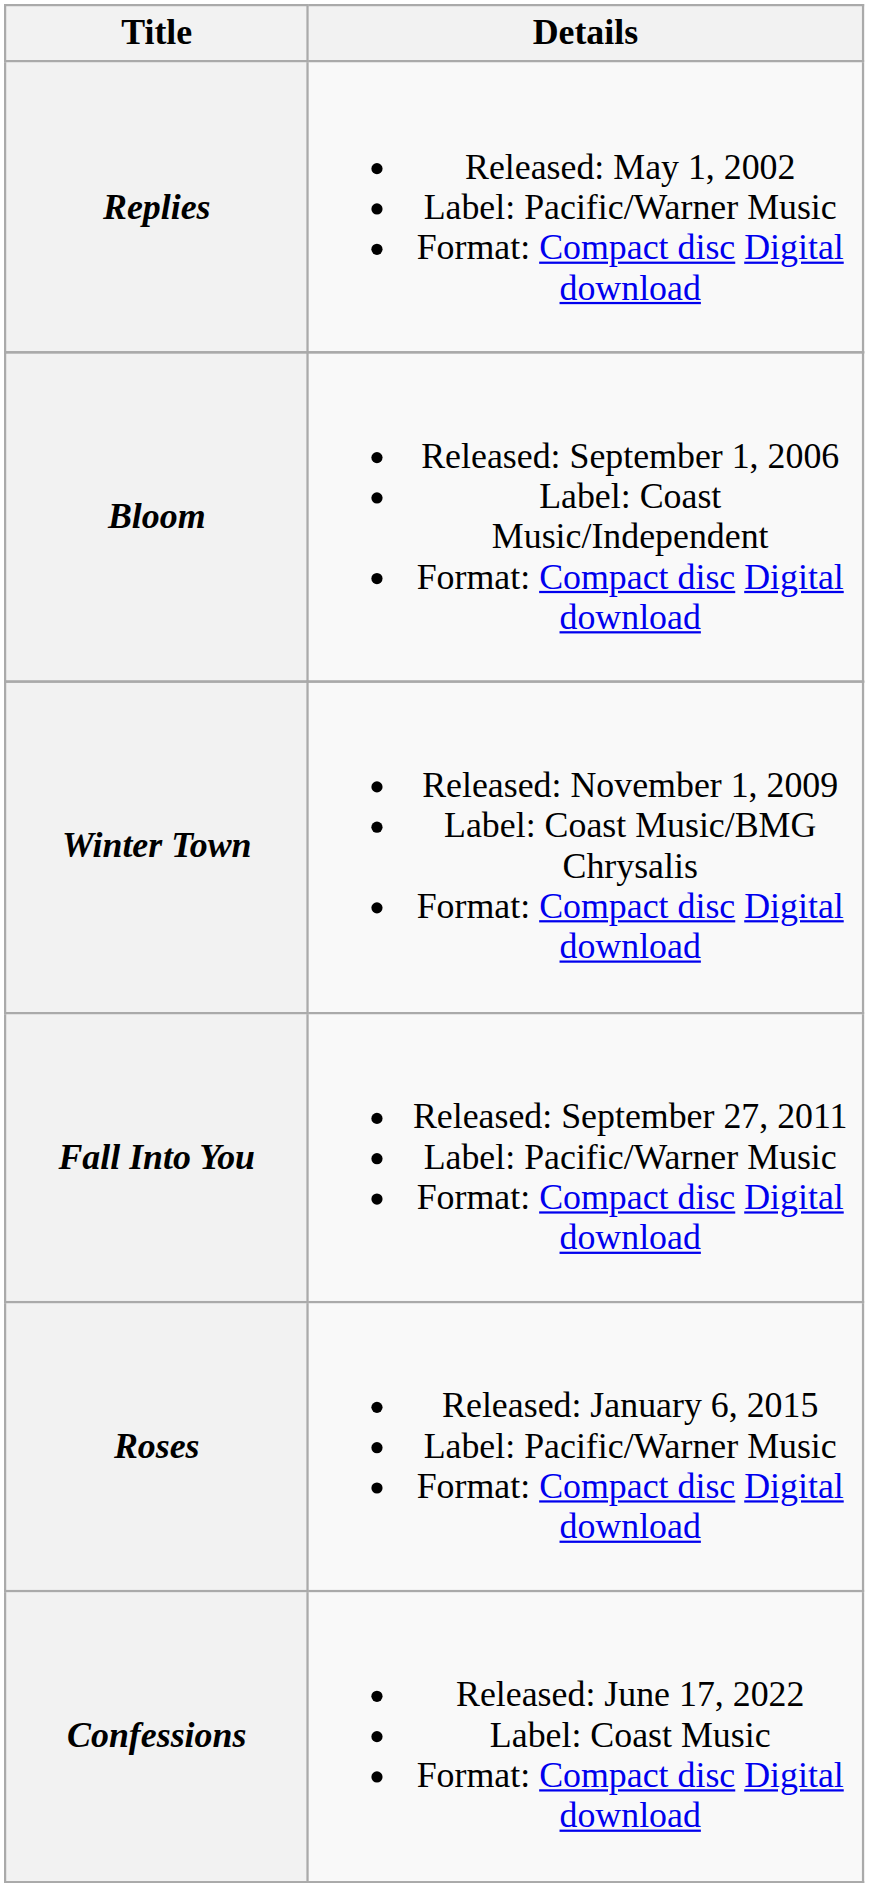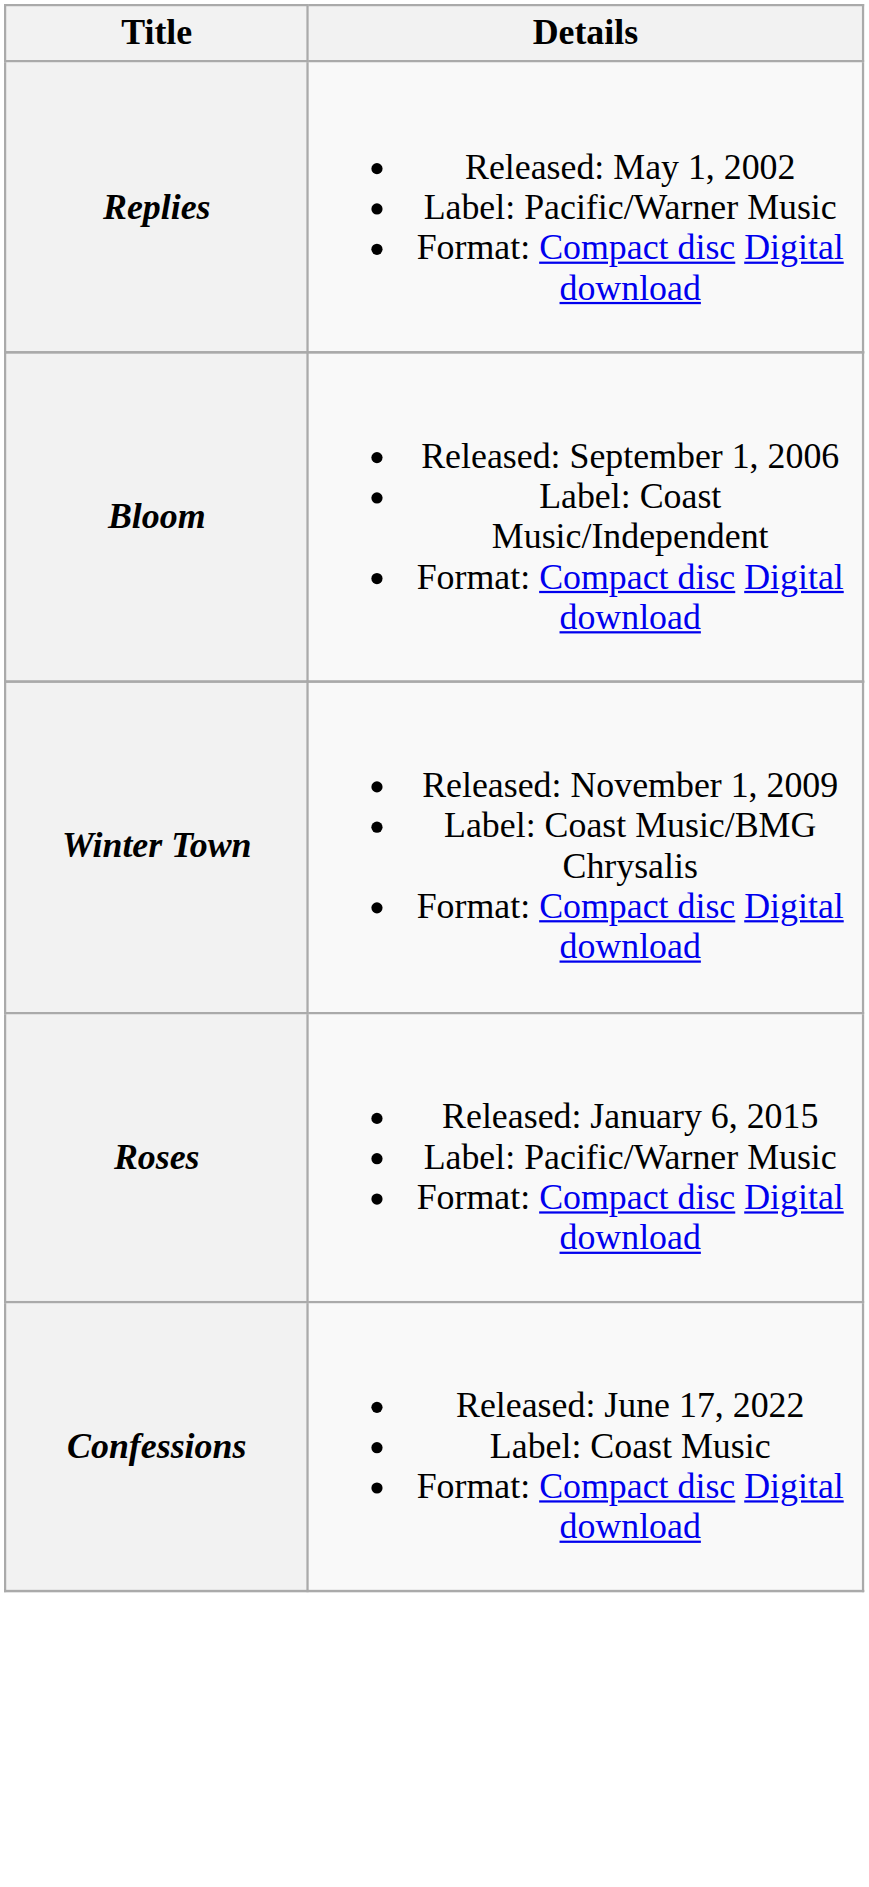- row: (157, 1156)
